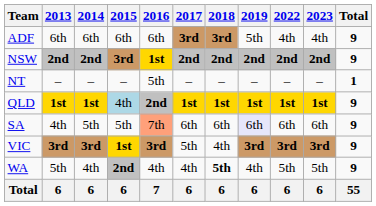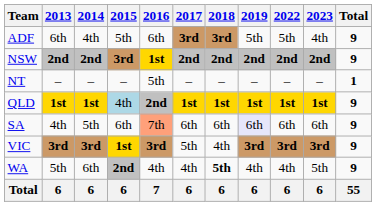(91, 37) 6th -> (91, 37) 4th
(124, 37) 6th -> (124, 37) 5th
(287, 37) 4th -> (287, 37) 5th
(124, 125) 5th -> (124, 125) 6th
(91, 168) 4th -> (91, 168) 6th
(287, 168) 5th -> (287, 168) 4th
